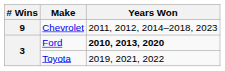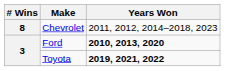(22, 28) 9 -> (22, 28) 8
(126, 58) normal -> (126, 58) bold
